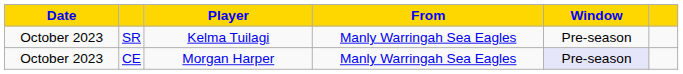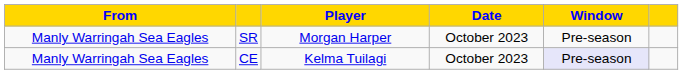columns swapped: (62, 15) <-> (428, 15)
(228, 37) Kelma Tuilagi -> (345, 37) Morgan Harper
(228, 59) Morgan Harper -> (345, 59) Kelma Tuilagi
